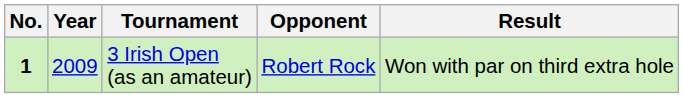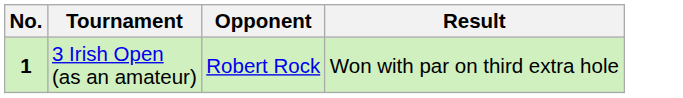- column: (75, 21)
